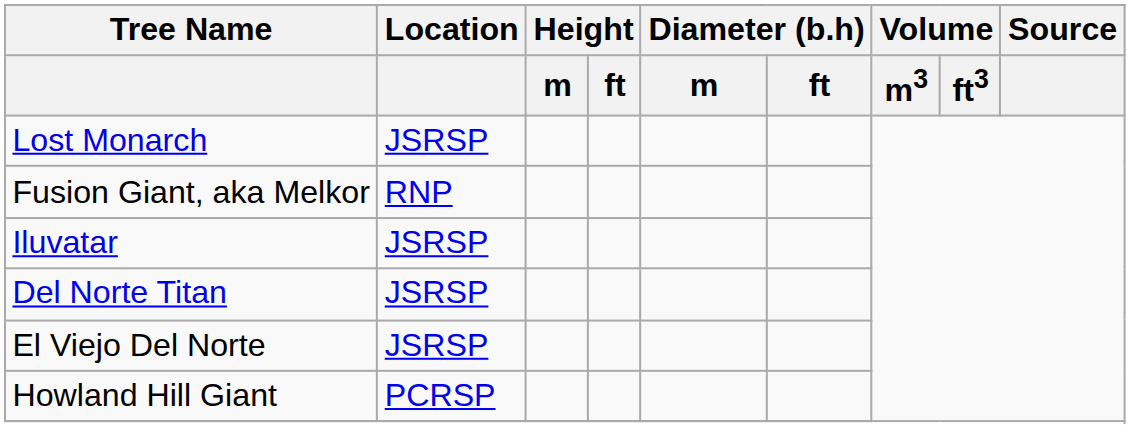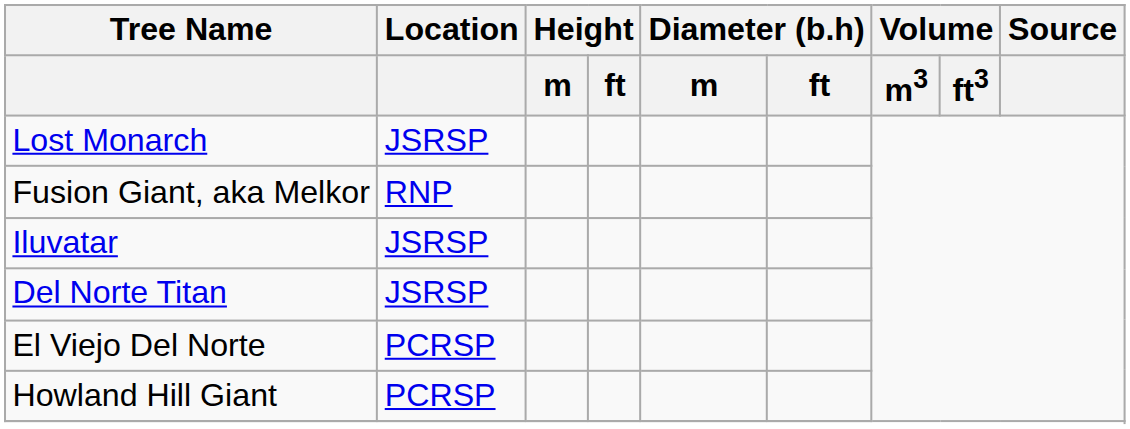(437, 344) JSRSP -> (440, 344) PCRSP
